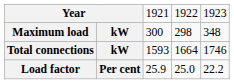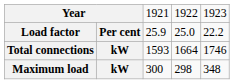rows swapped: (50, 32) <-> (50, 69)
